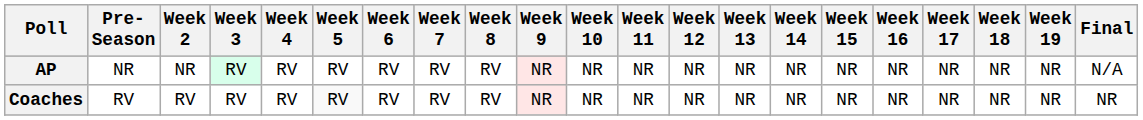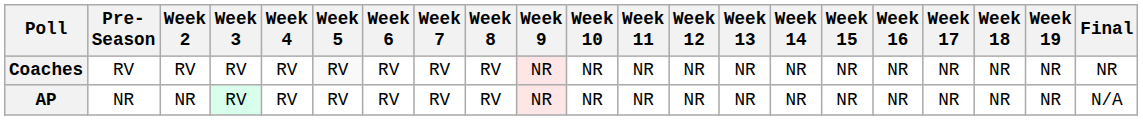rows swapped: (46, 70) <-> (46, 100)
